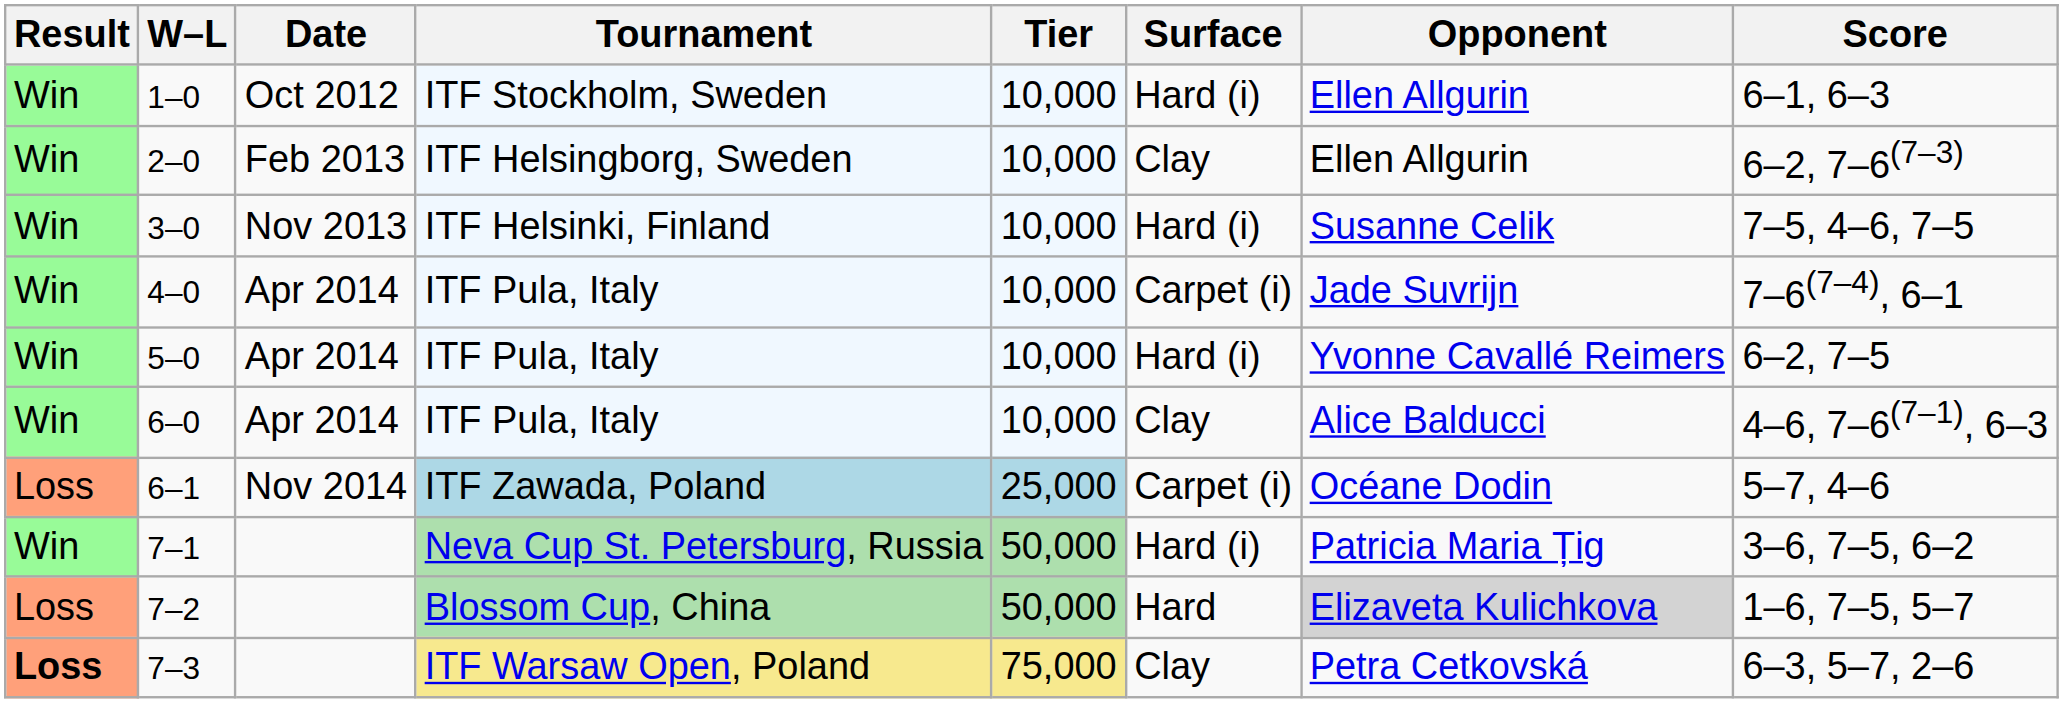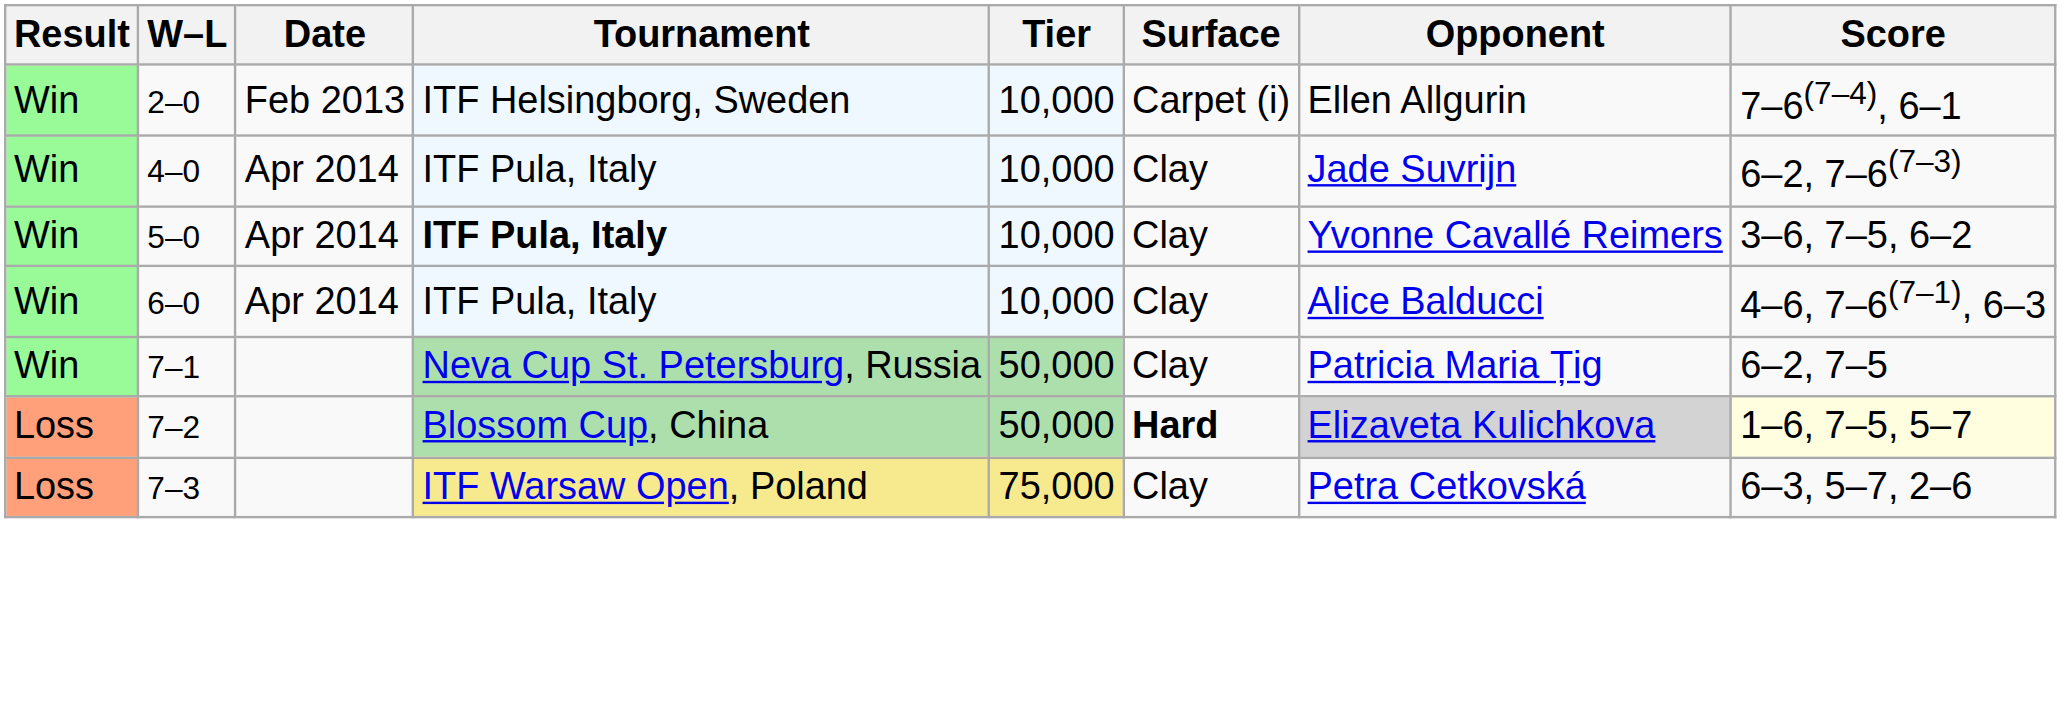- row: (174, 97)
(1172, 159) Clay -> (1211, 99) Carpet (i)
(1853, 159) 6–2, 7–6(7–3) -> (1851, 99) 7–6(7–4), 6–1
- row: (174, 227)
(1213, 290) Carpet (i) -> (1170, 170) Clay
(1853, 290) 7–6(7–4), 6–1 -> (1851, 170) 6–2, 7–6(7–3)
(542, 355) normal -> (545, 235) bold
(1197, 355) Hard (i) -> (1170, 235) Clay
(1816, 355) 6–2, 7–5 -> (1856, 235) 3–6, 7–5, 6–2
- row: (174, 488)
(1197, 546) Hard (i) -> (1170, 366) Clay
(1858, 546) 3–6, 7–5, 6–2 -> (1814, 366) 6–2, 7–5
(1175, 606) normal -> (1175, 426) bold
(1858, 606) no background -> (1856, 426) lightyellow background
(58, 666) bold -> (54, 486) normal
